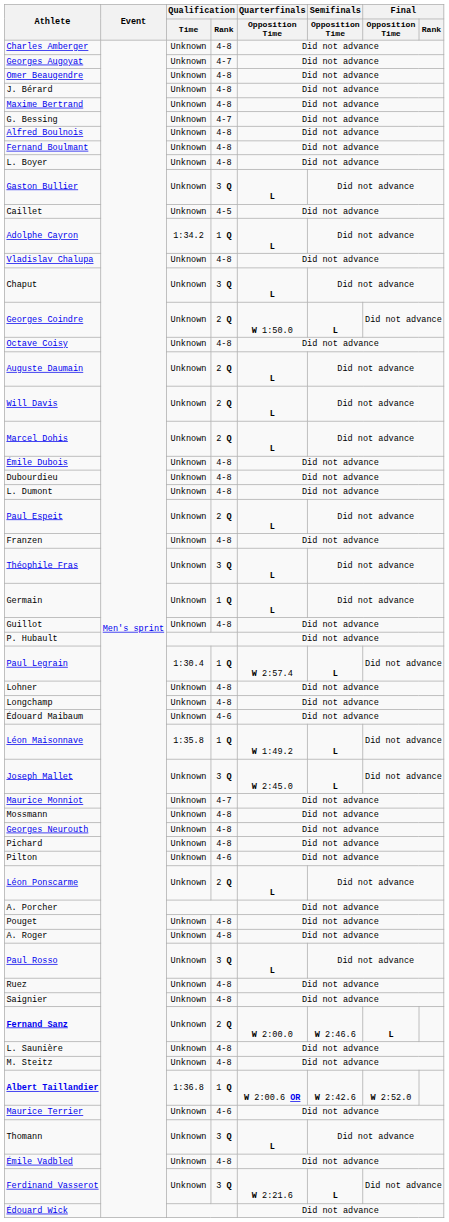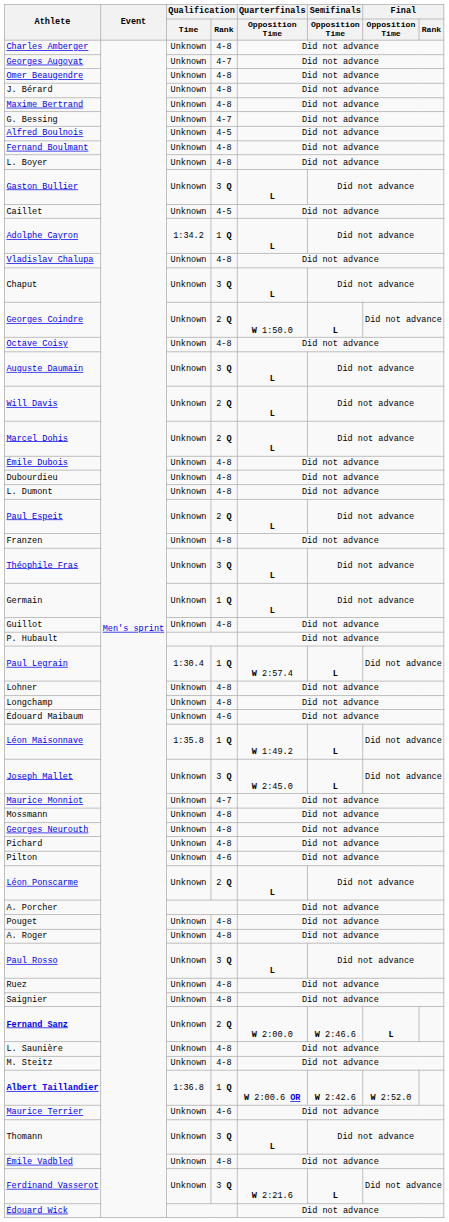(224, 133) 4-8 -> (224, 133) 4-5
(224, 369) 2 Q -> (224, 369) 3 Q
